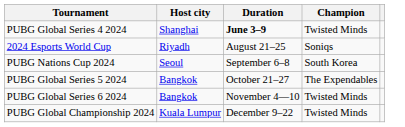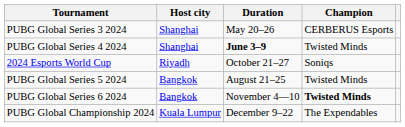+ row: (67, 29)
(256, 46) August 21–25 -> (257, 63) October 21–27
- row: (61, 63)
(257, 79) October 21–27 -> (256, 79) August 21–25
(341, 79) The Expendables -> (336, 79) Twisted Minds
(336, 96) normal -> (338, 96) bold
(336, 113) Twisted Minds -> (341, 113) The Expendables
